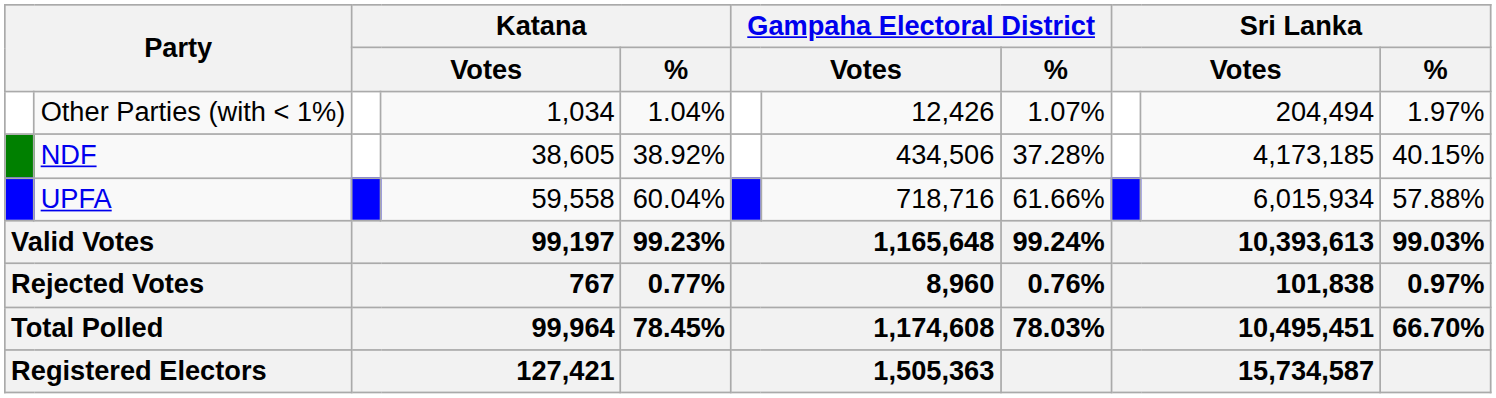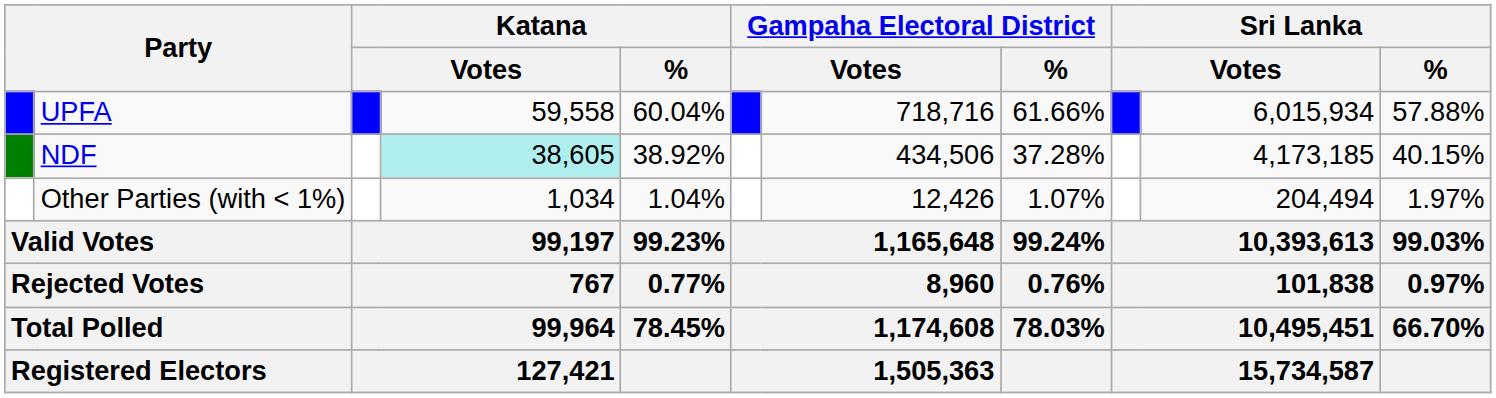rows swapped: (76, 198) <-> (193, 112)
(573, 155) no background -> (573, 155) paleturquoise background
